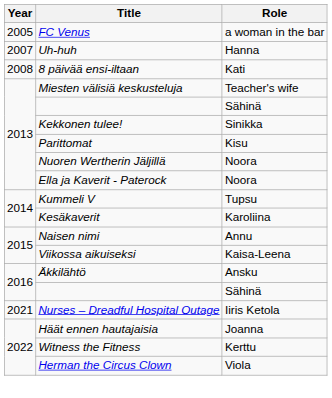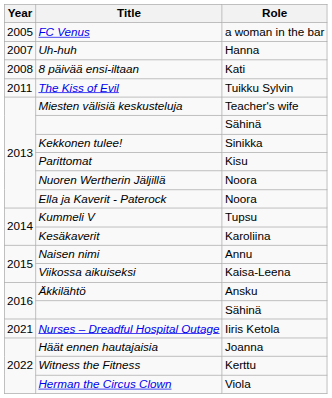+ row: (20, 87)
